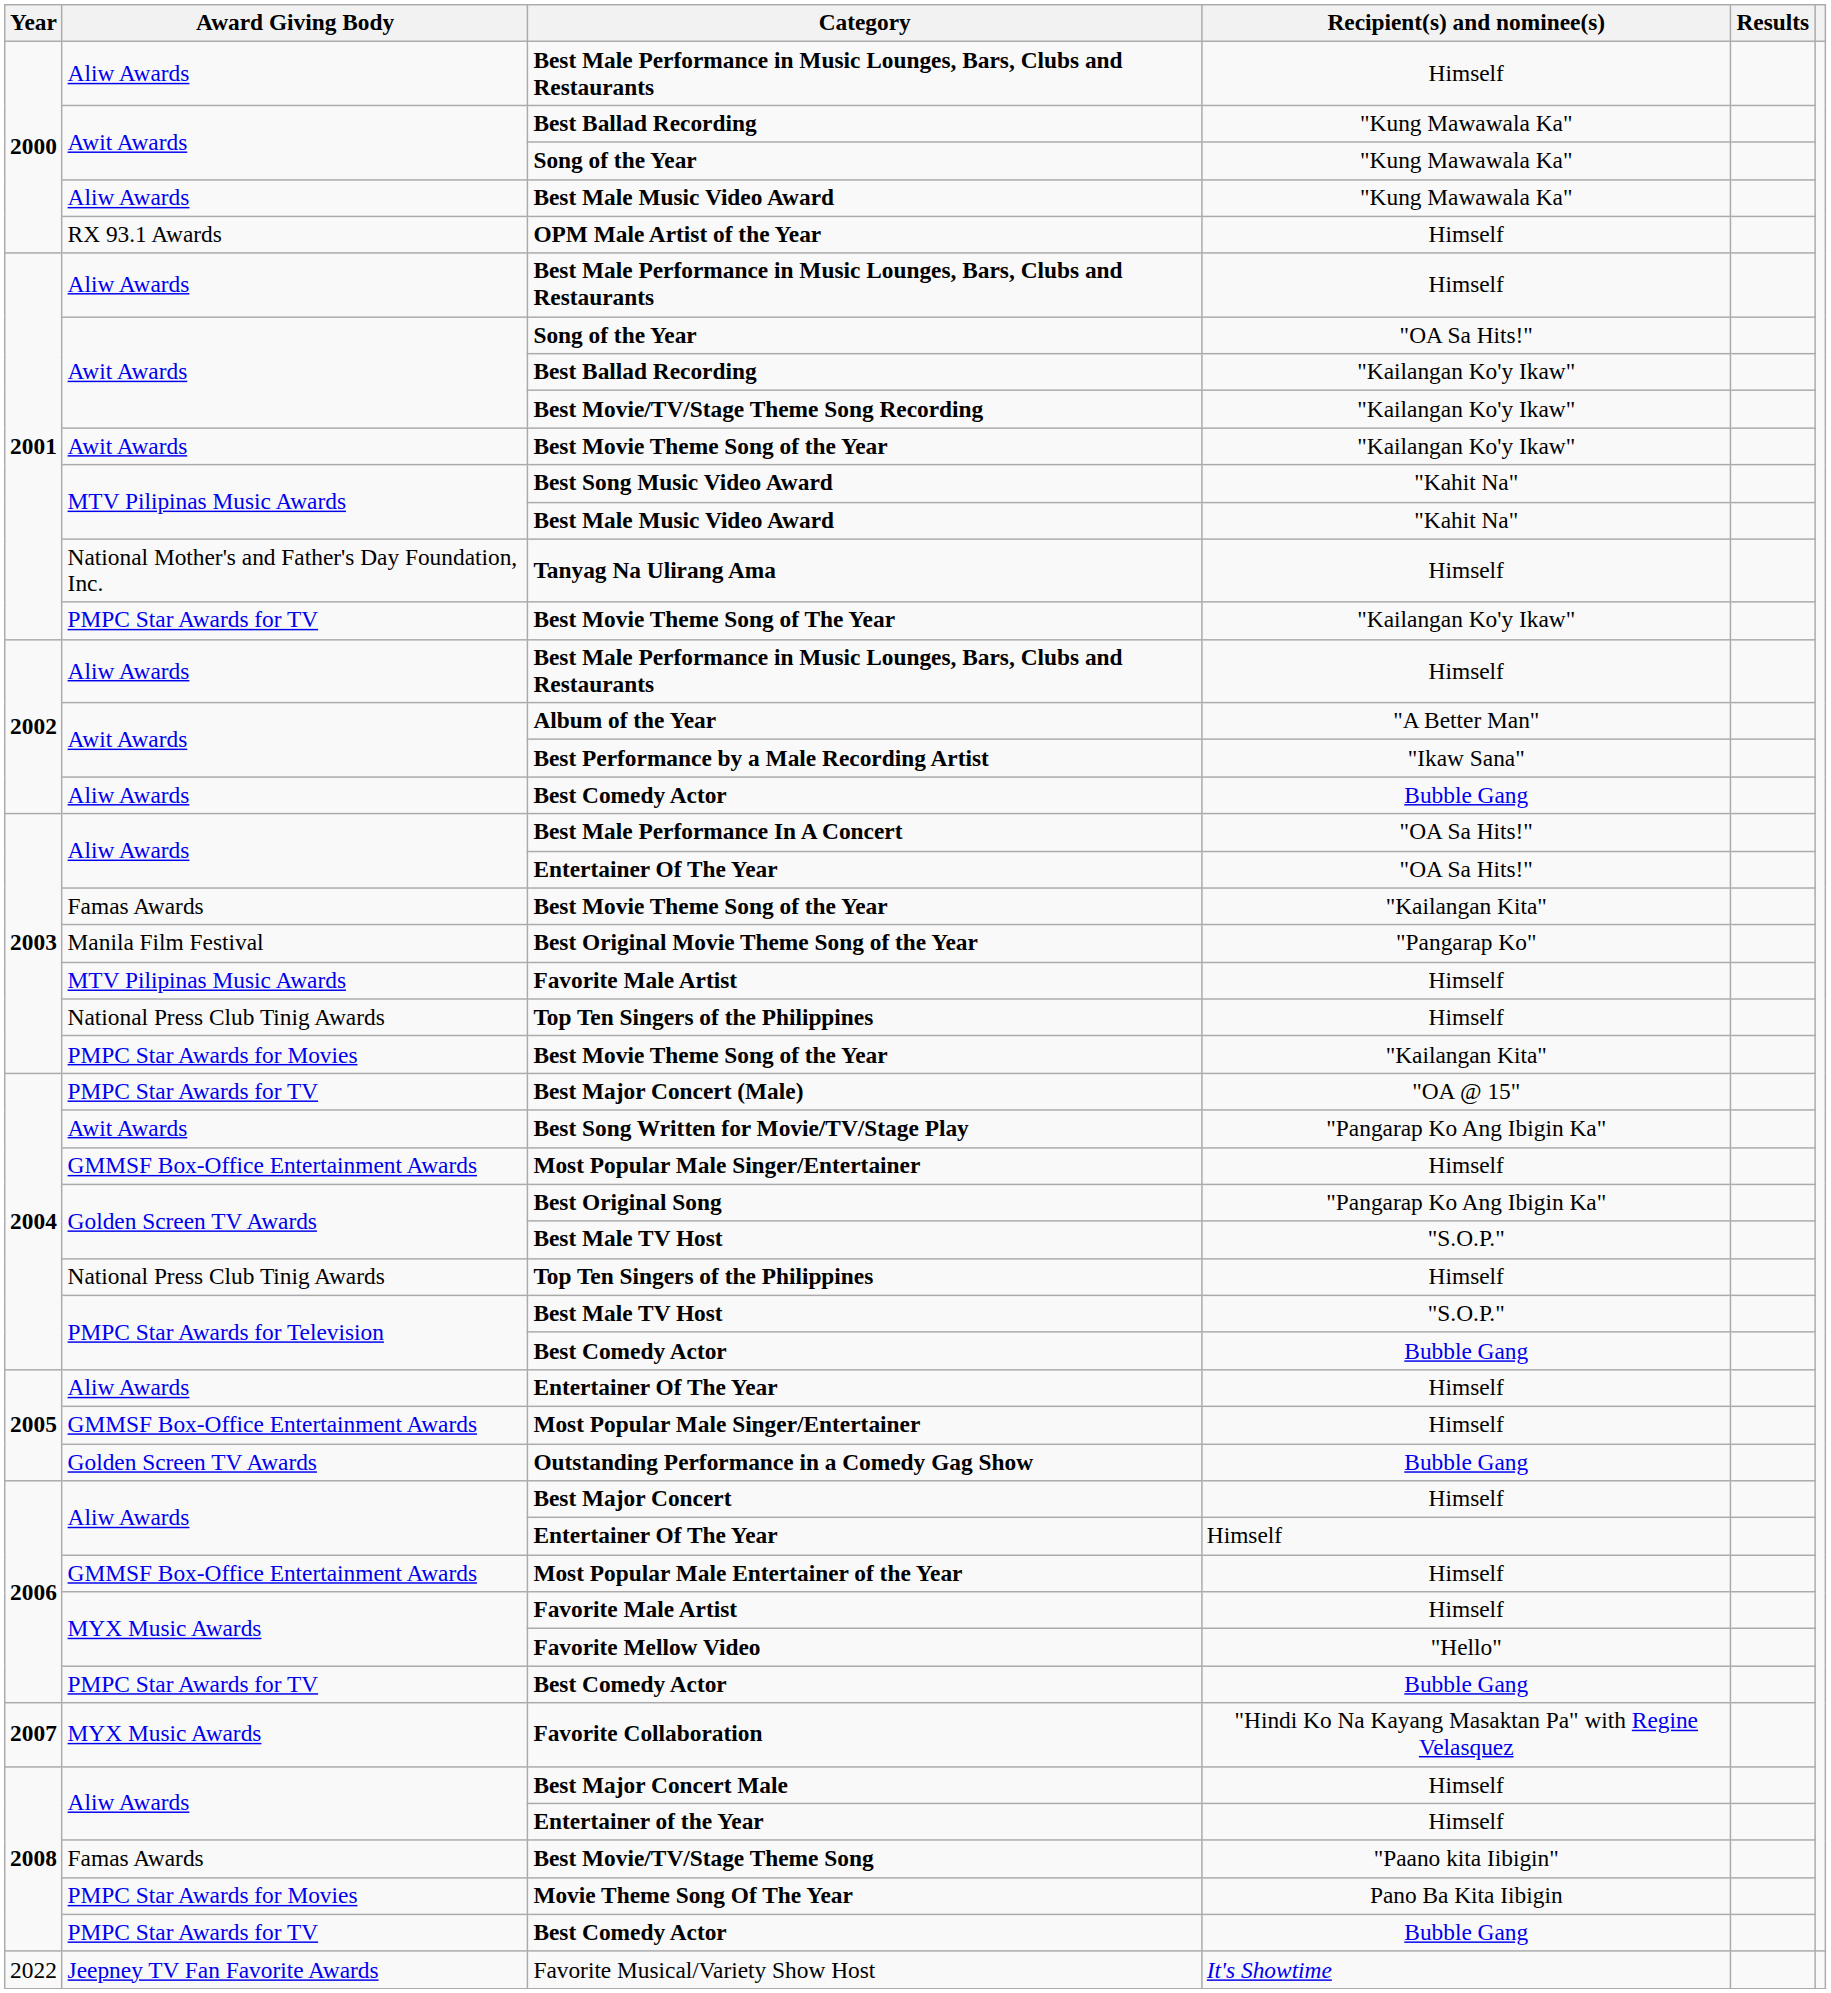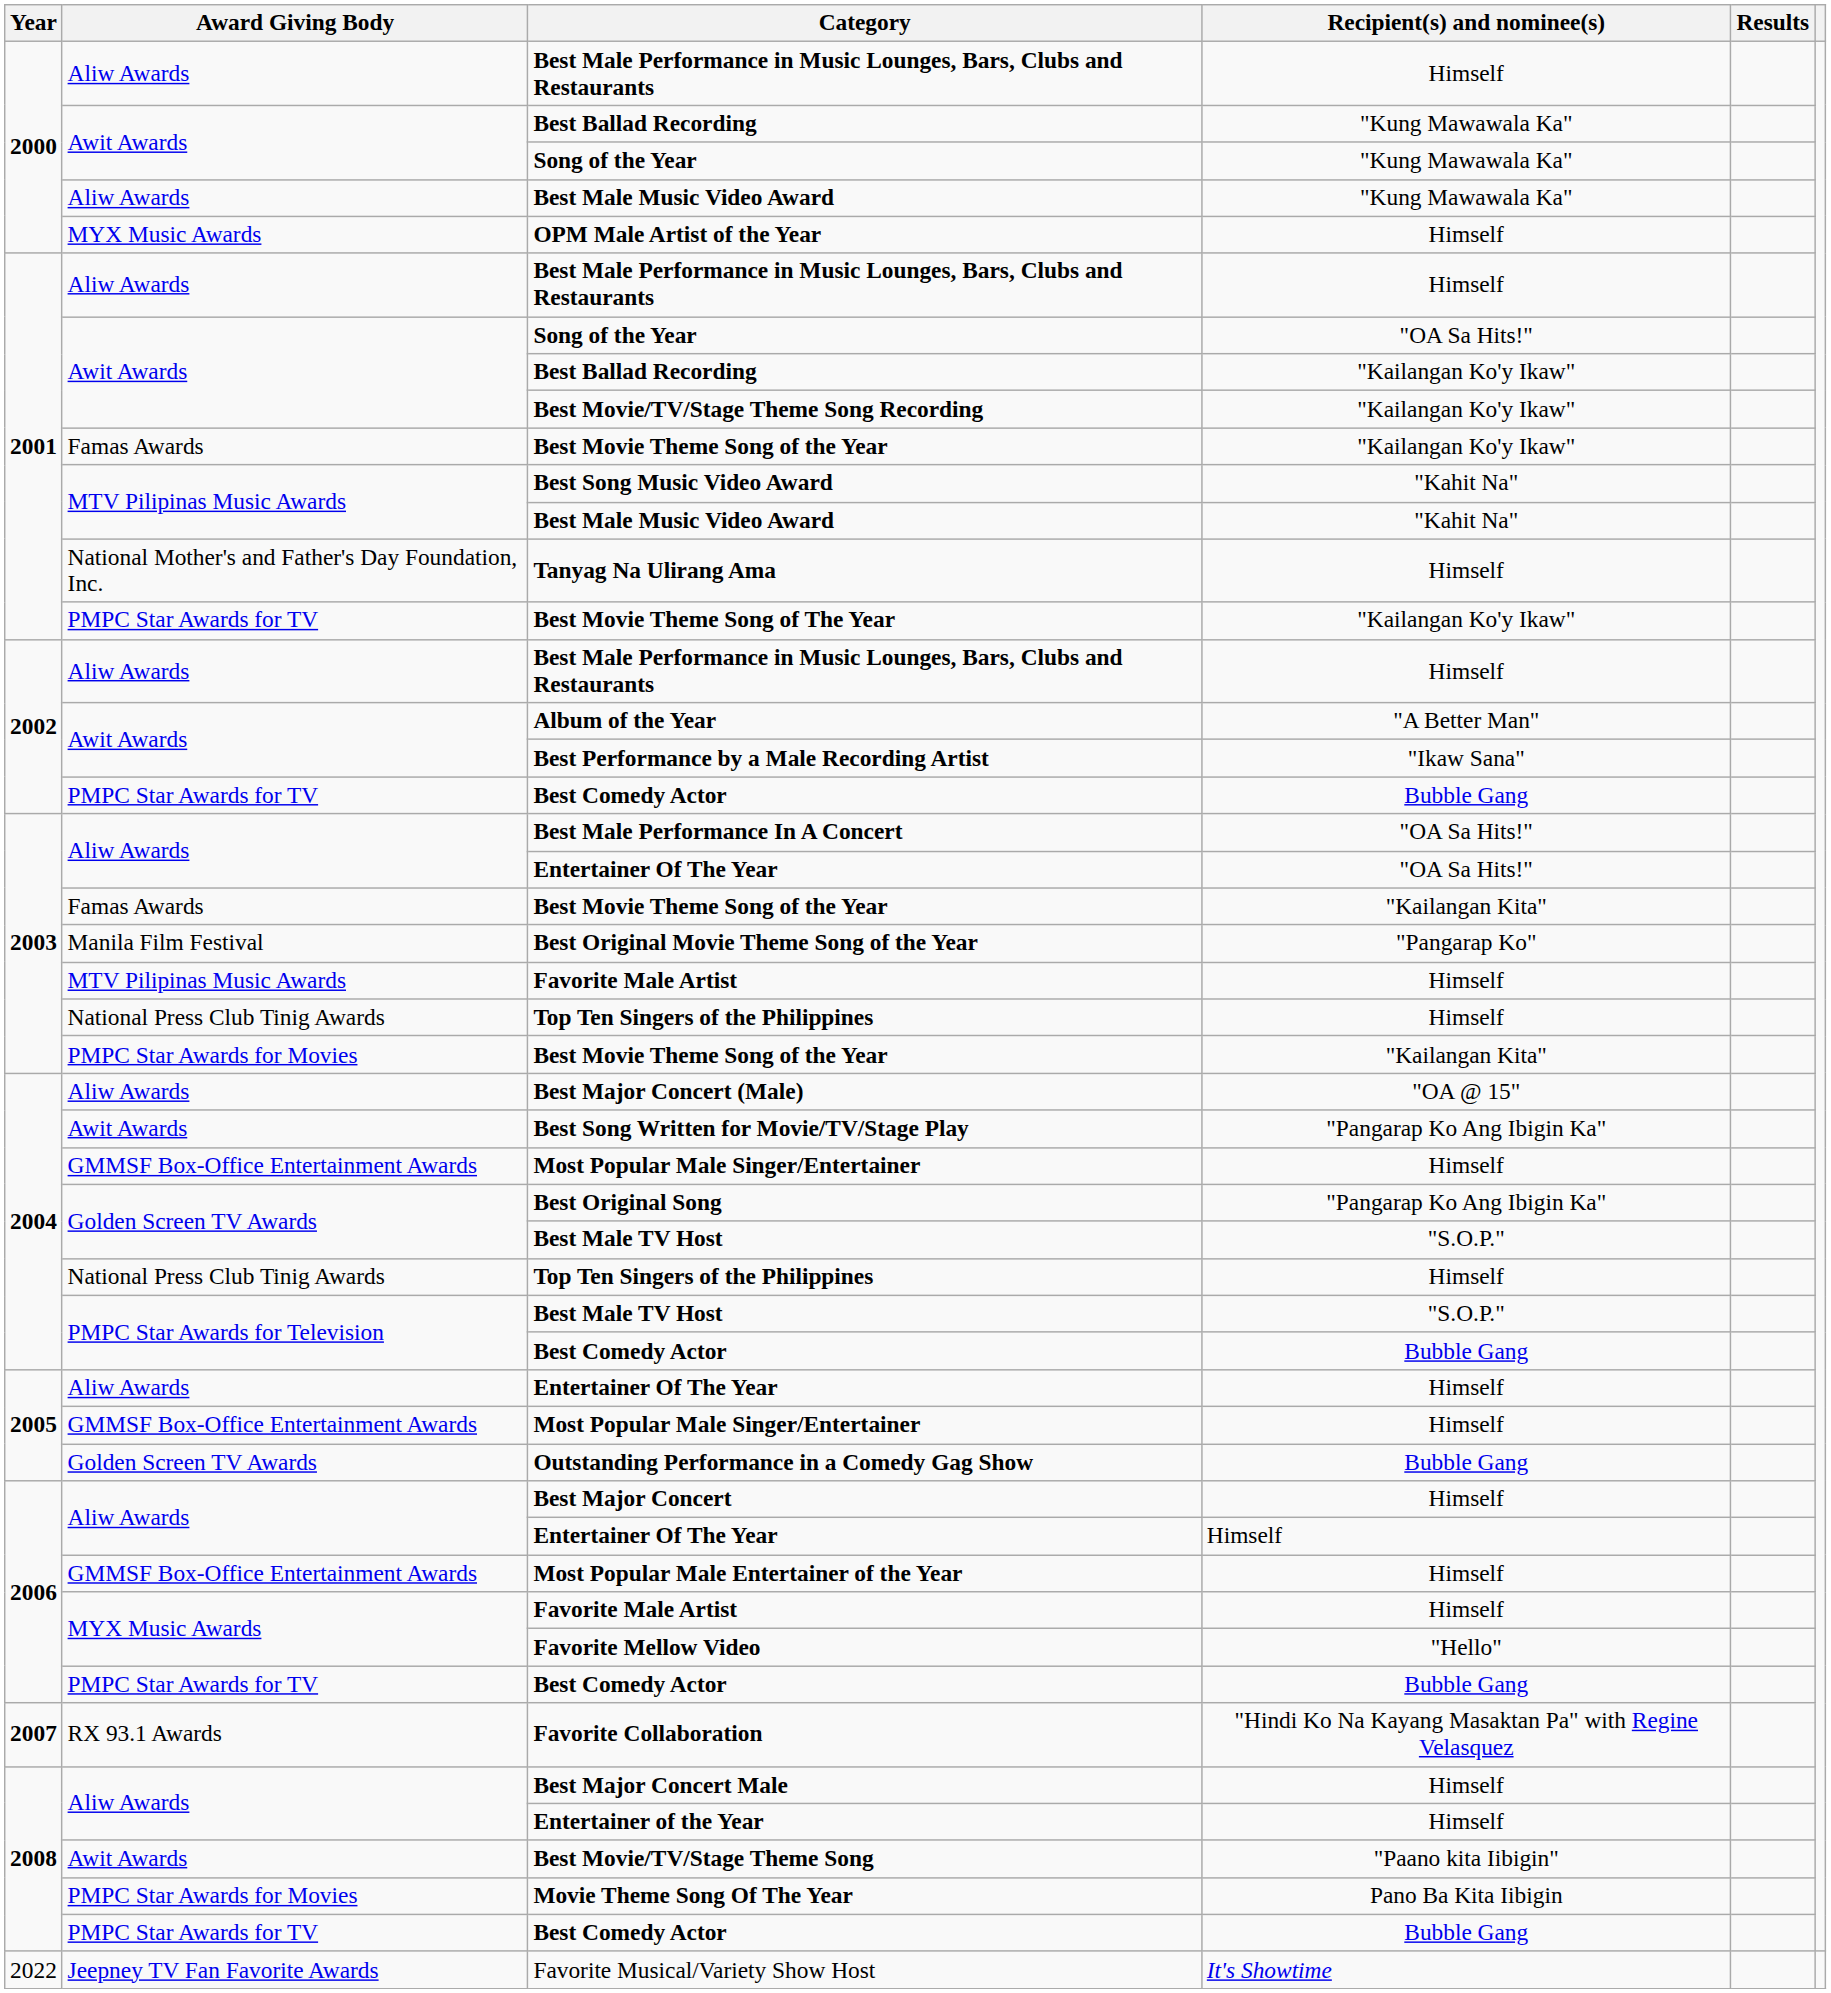(145, 234) RX 93.1 Awards -> (165, 234) MYX Music Awards
(127, 446) Awit Awards -> (136, 446) Famas Awards
(128, 794) Aliw Awards -> (193, 794) PMPC Star Awards for TV
(193, 1091) PMPC Star Awards for TV -> (128, 1091) Aliw Awards
(165, 1734) MYX Music Awards -> (145, 1734) RX 93.1 Awards
(136, 1858) Famas Awards -> (127, 1858) Awit Awards
